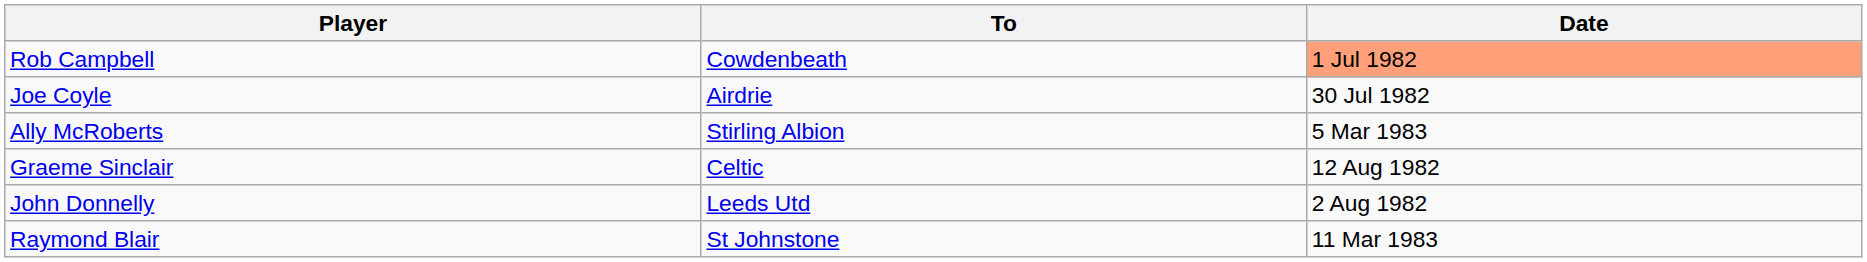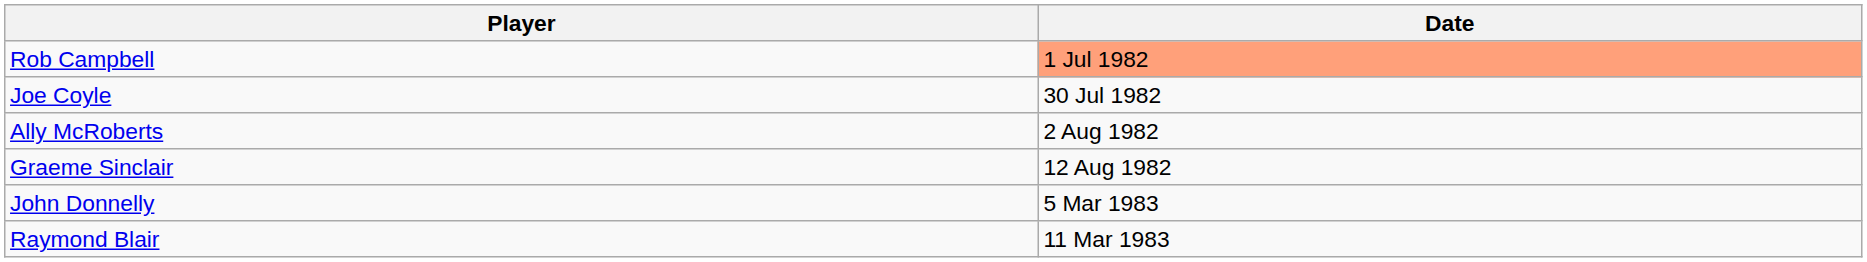- column: (1004, 23)
(1369, 131) 5 Mar 1983 -> (1101, 131) 2 Aug 1982
(1369, 203) 2 Aug 1982 -> (1101, 203) 5 Mar 1983
